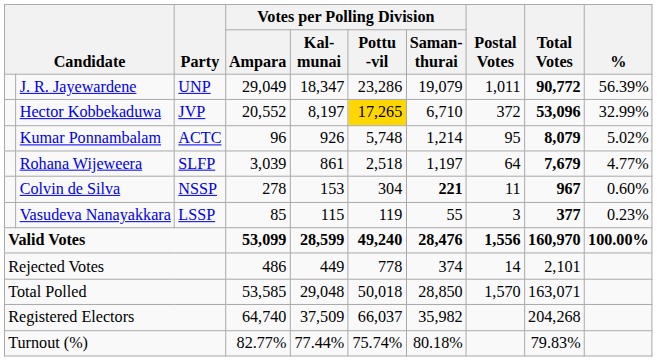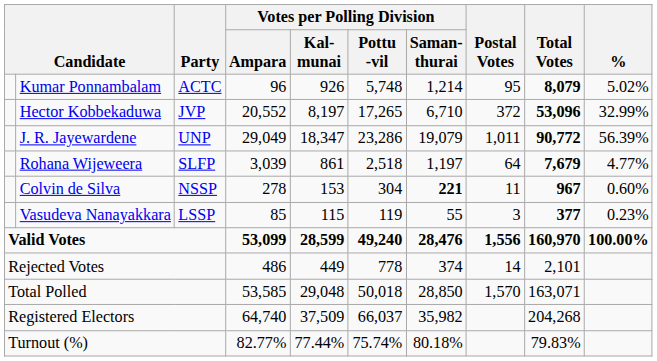rows swapped: (78, 86) <-> (90, 138)
(380, 112) gold background -> (380, 112) no background
